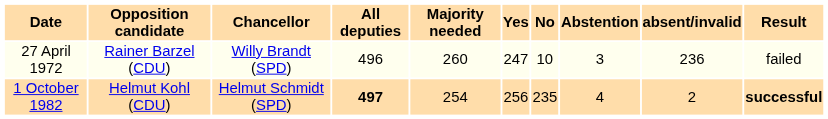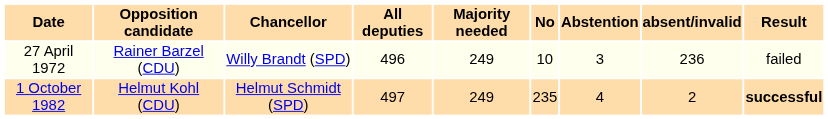- column: (516, 22)
(455, 59) 260 -> (482, 59) 249
(371, 96) bold -> (393, 96) normal
(455, 96) 254 -> (482, 96) 249
